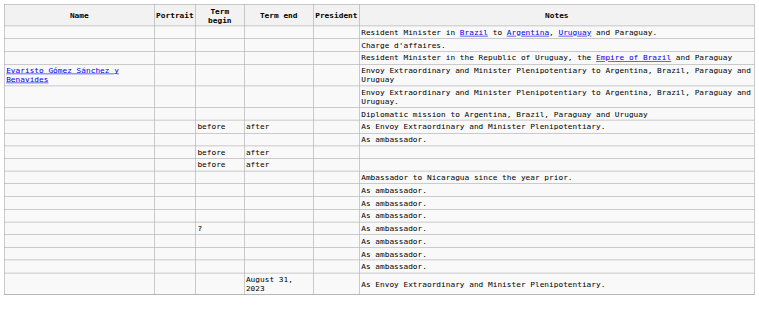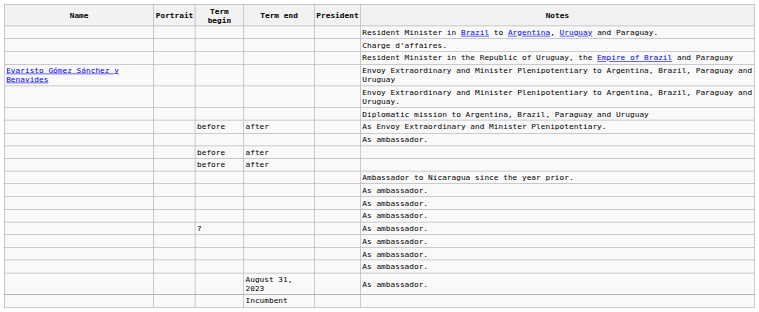(483, 284) As Envoy Extraordinary and Minister Plenipotentiary. -> (395, 284) As ambassador.
+ row: (219, 301)
